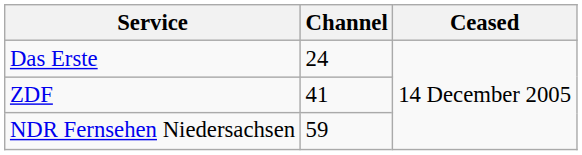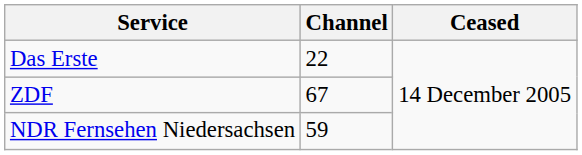(317, 58) 24 -> (317, 58) 22
(317, 94) 41 -> (317, 94) 67
